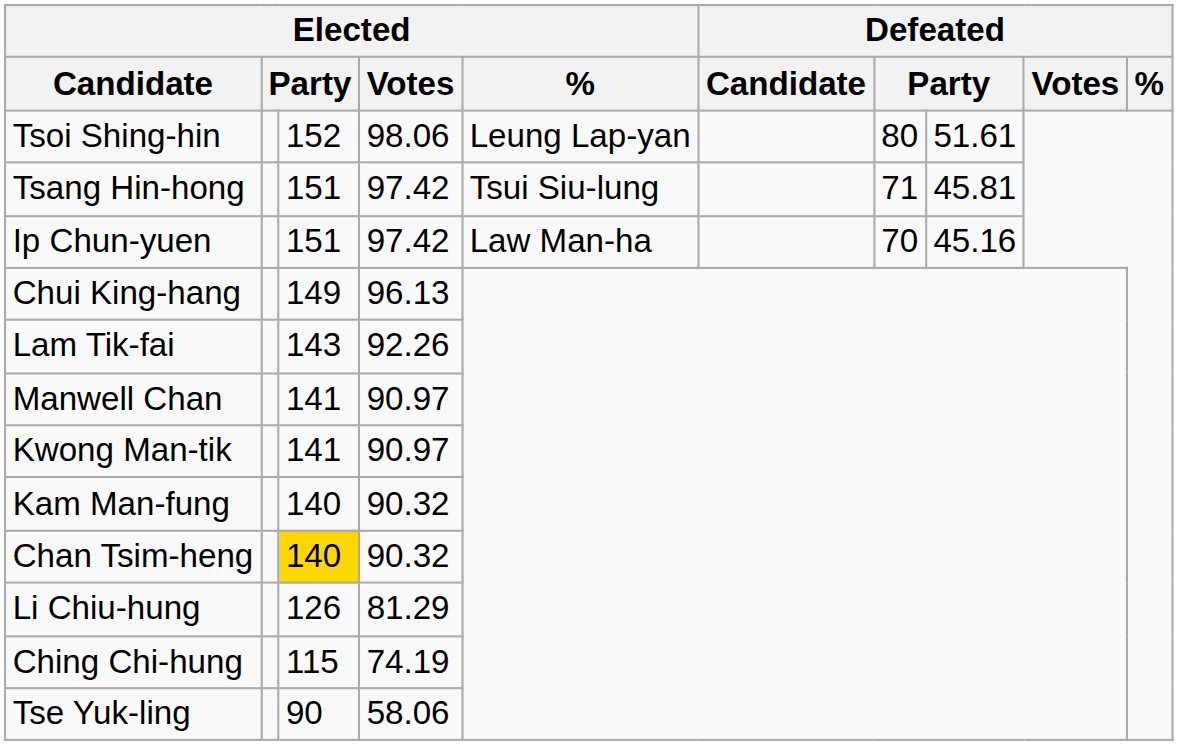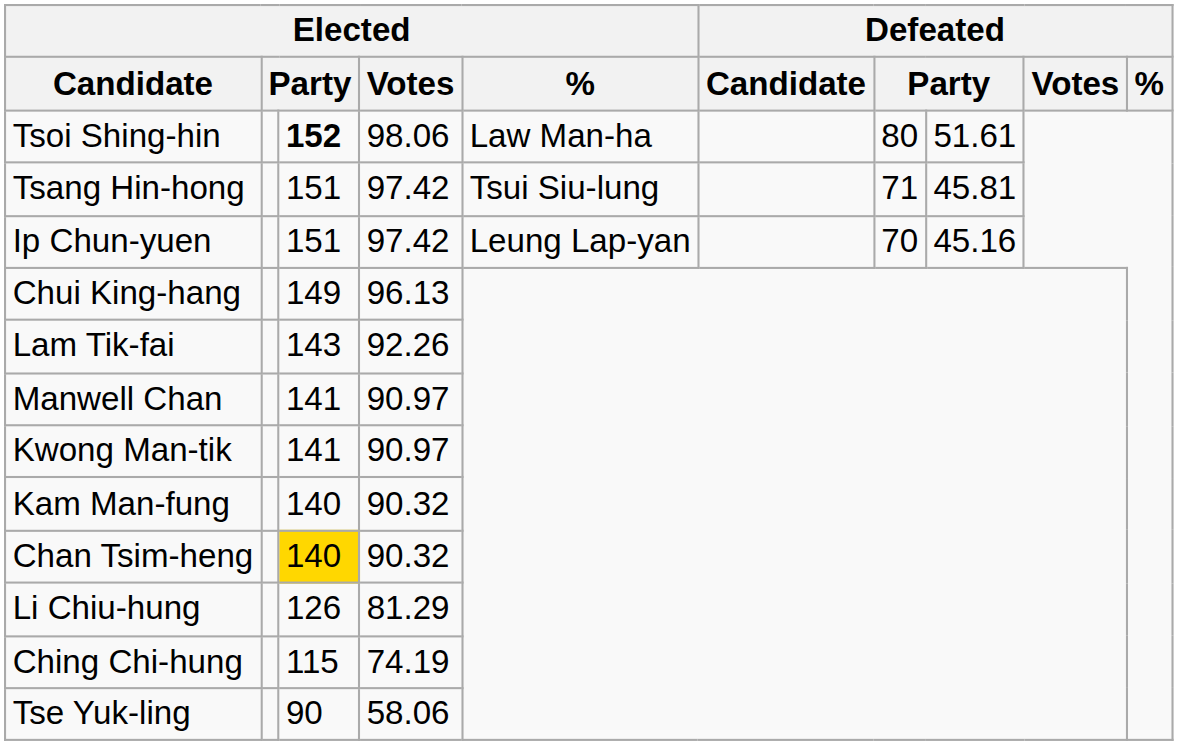(314, 135) normal -> (314, 135) bold
(580, 135) Leung Lap-yan -> (561, 135) Law Man-ha
(561, 240) Law Man-ha -> (580, 240) Leung Lap-yan
